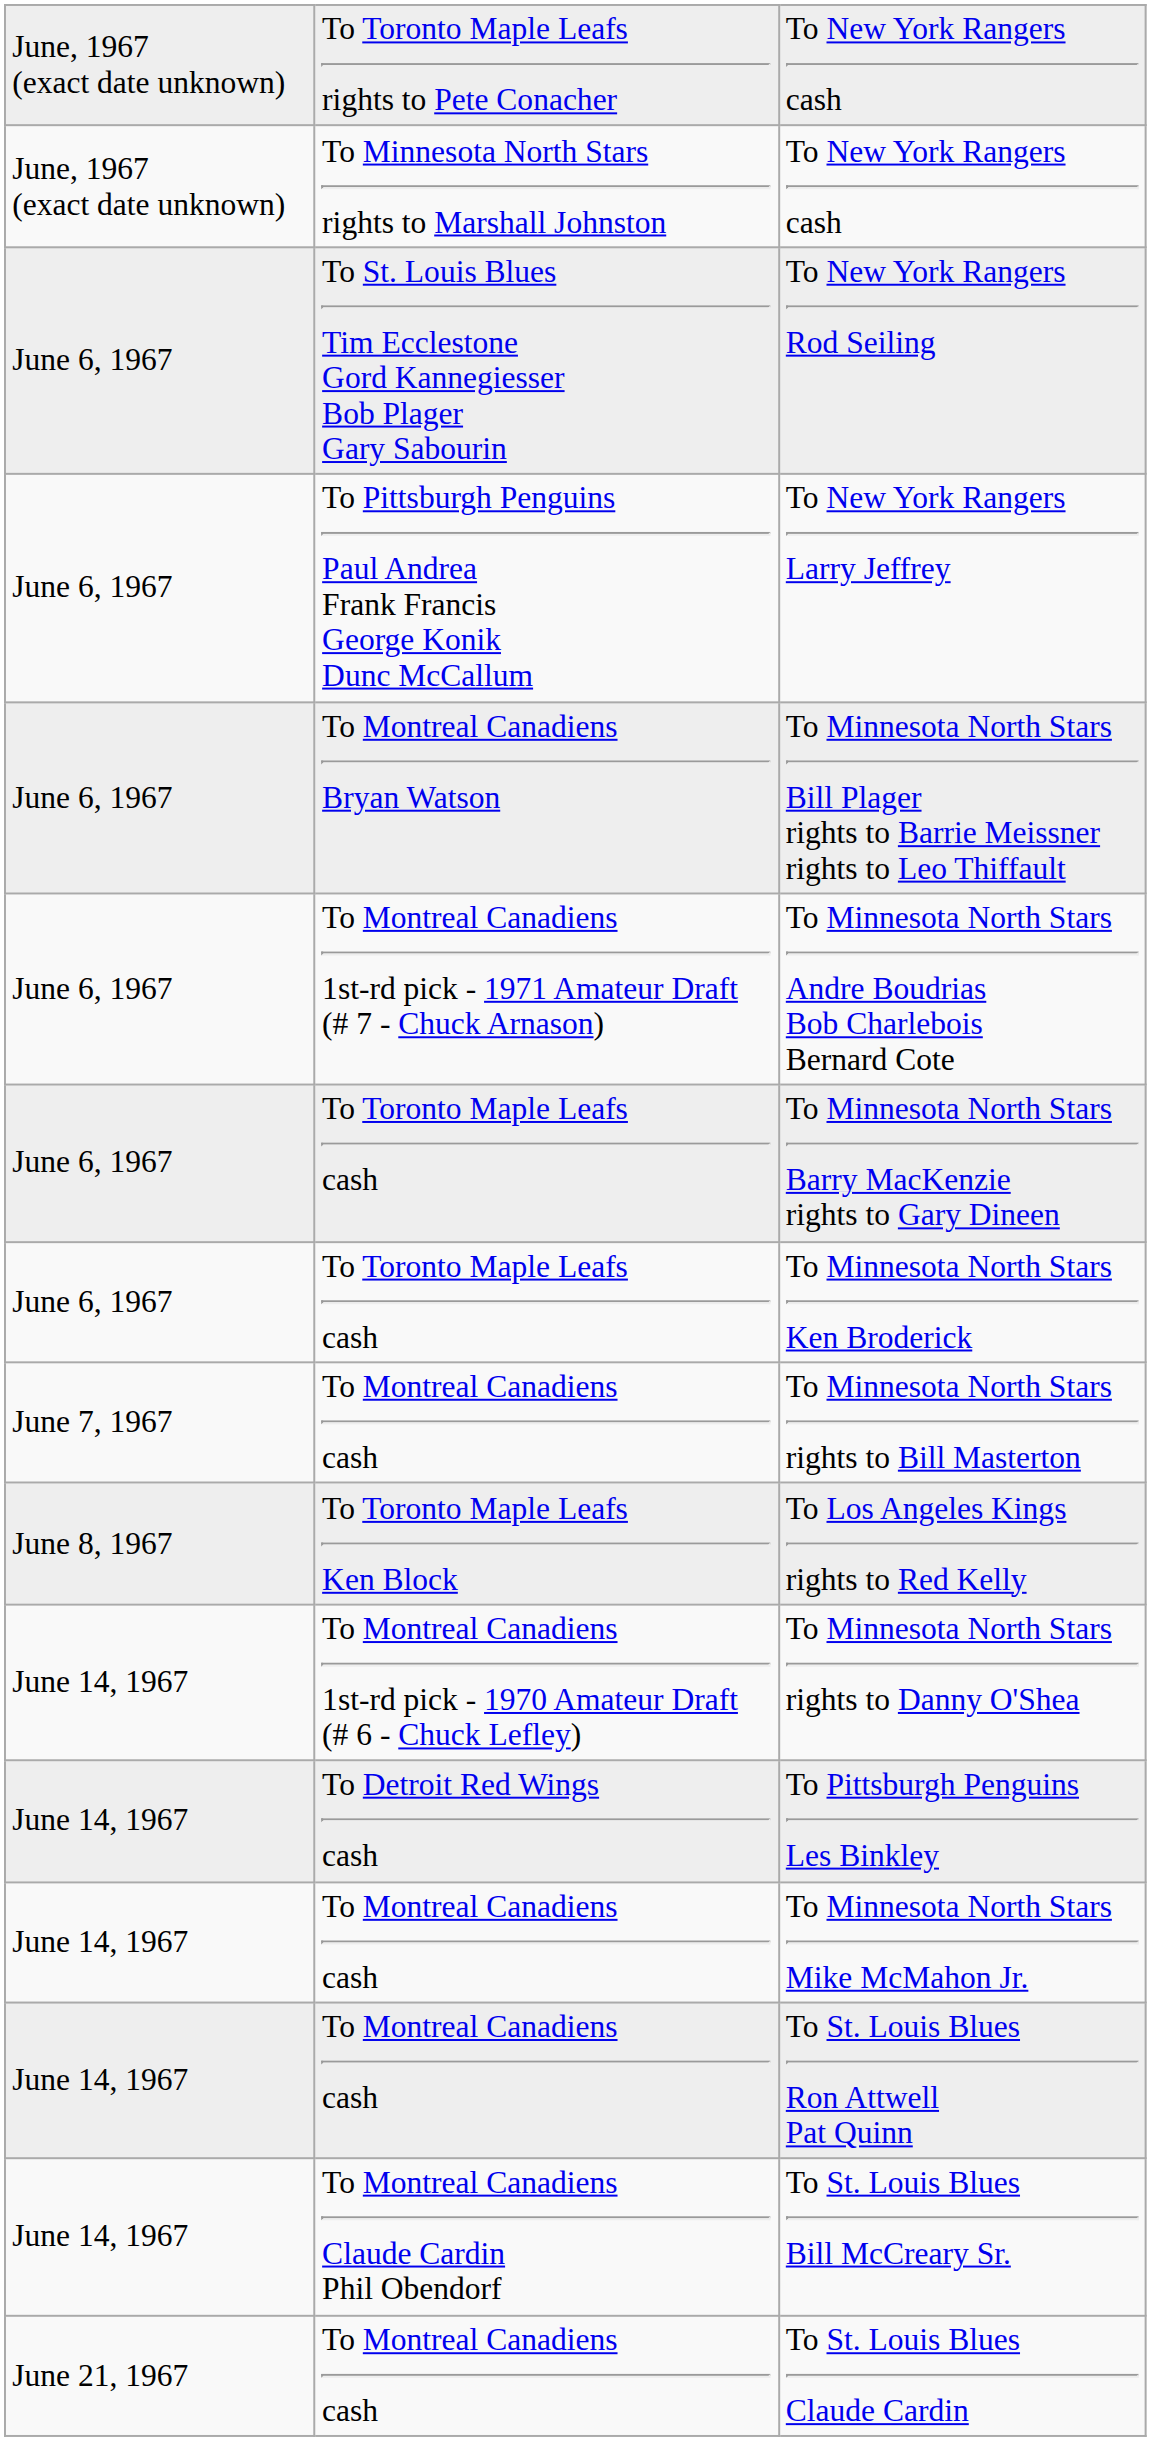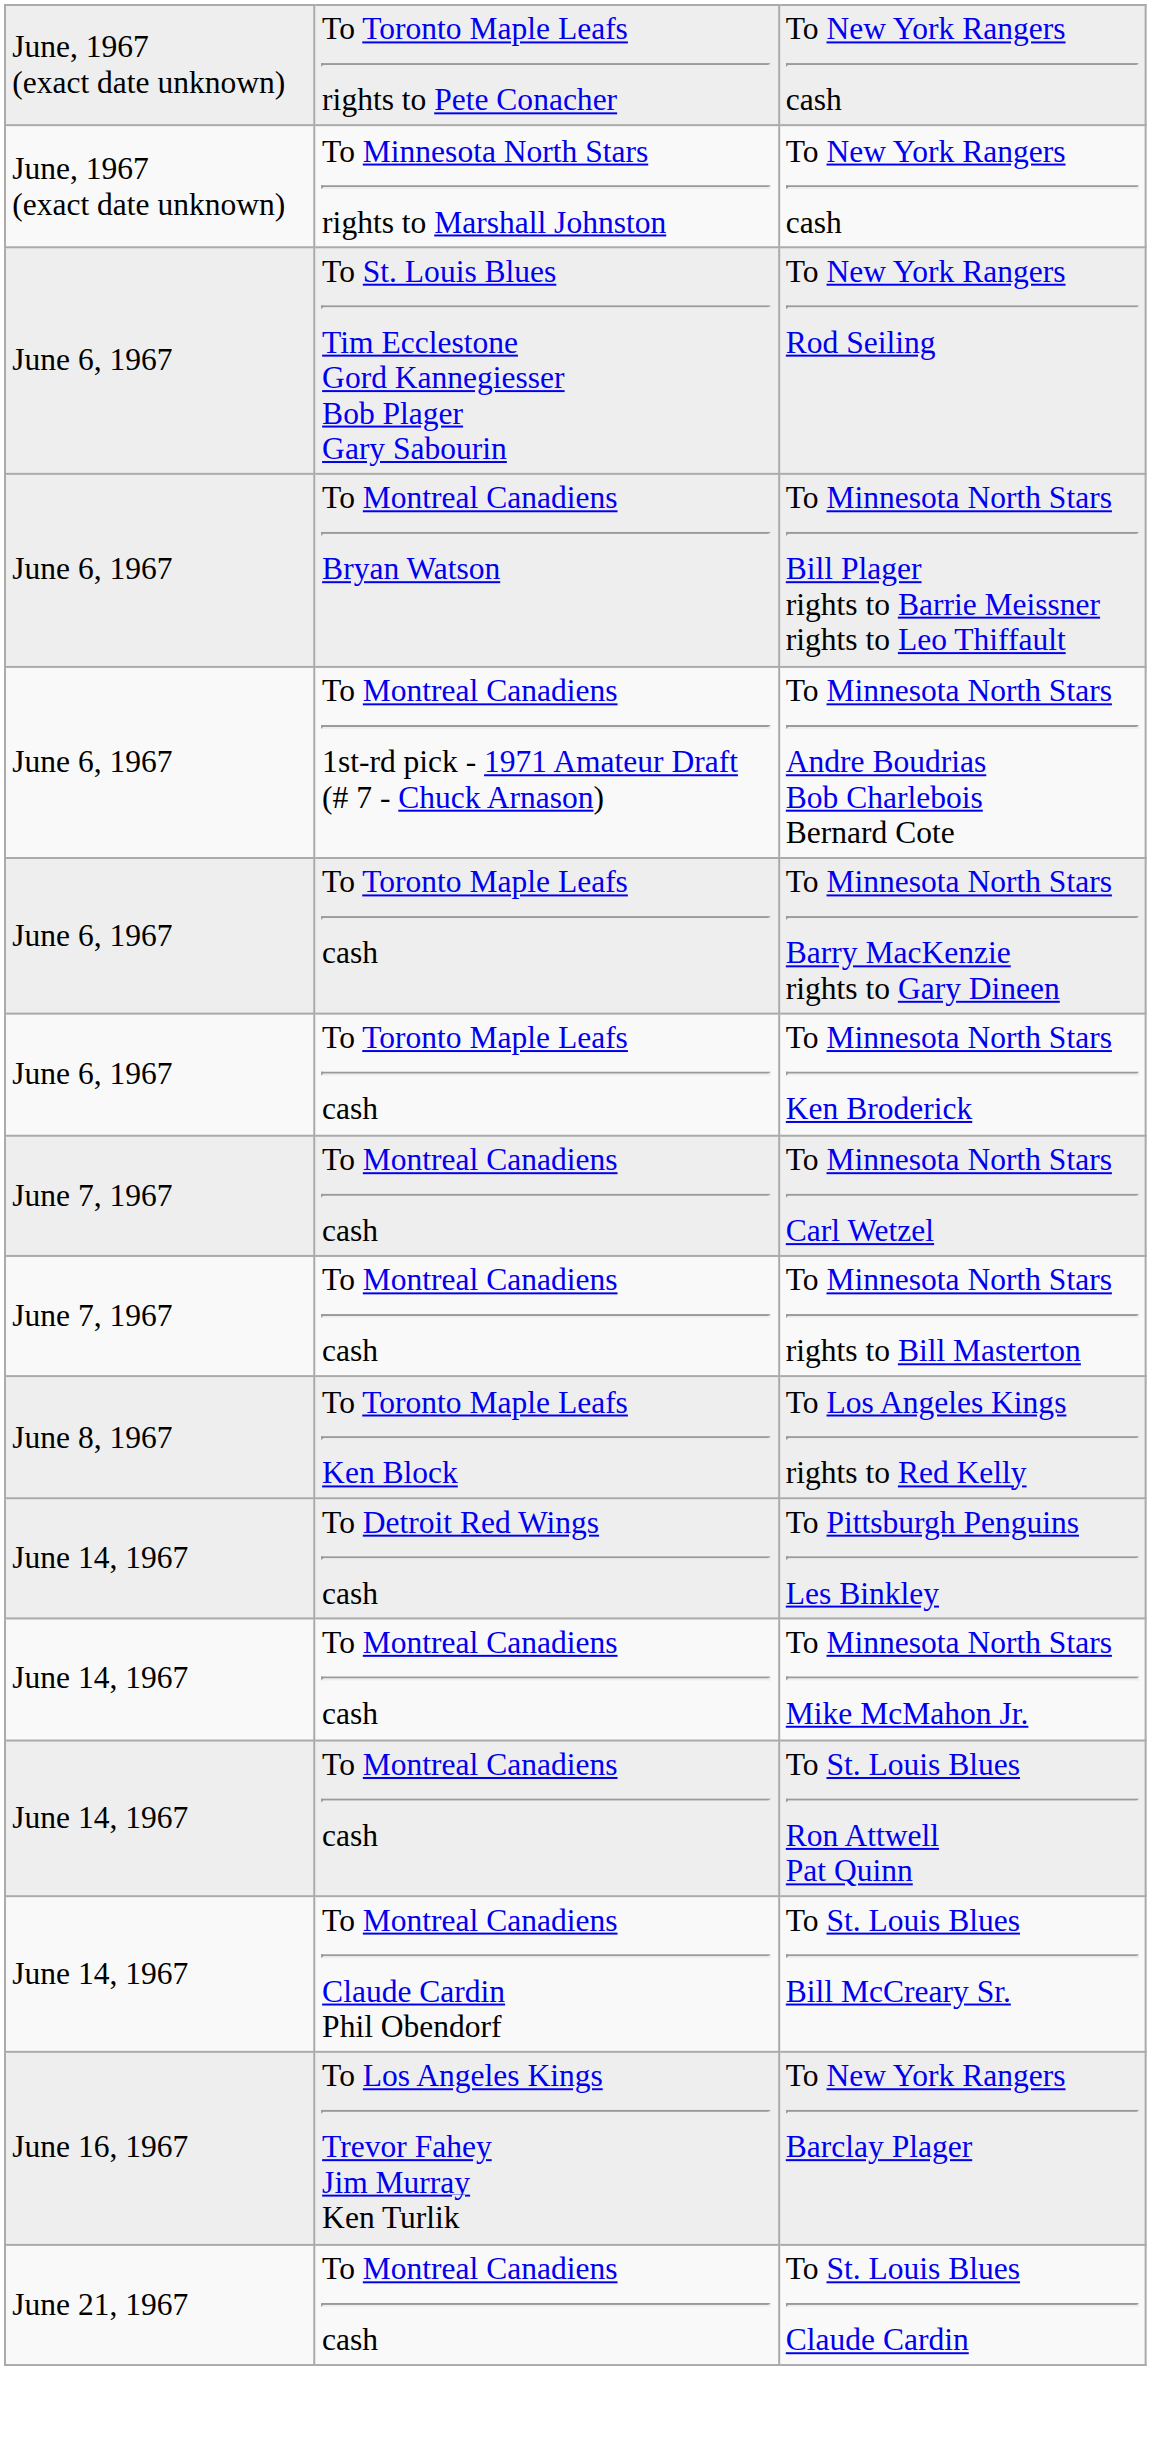- row: (547, 587)
+ row: (547, 1194)
- row: (547, 1681)
+ row: (547, 2147)
